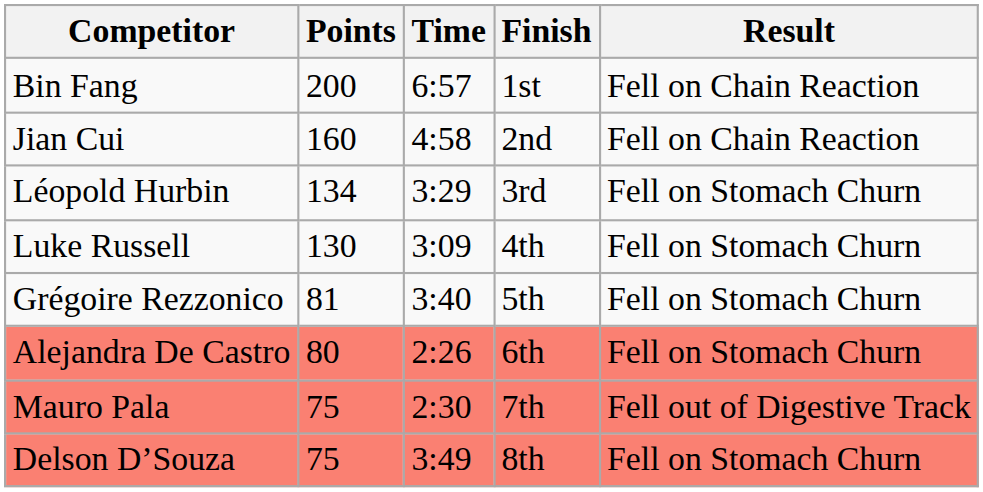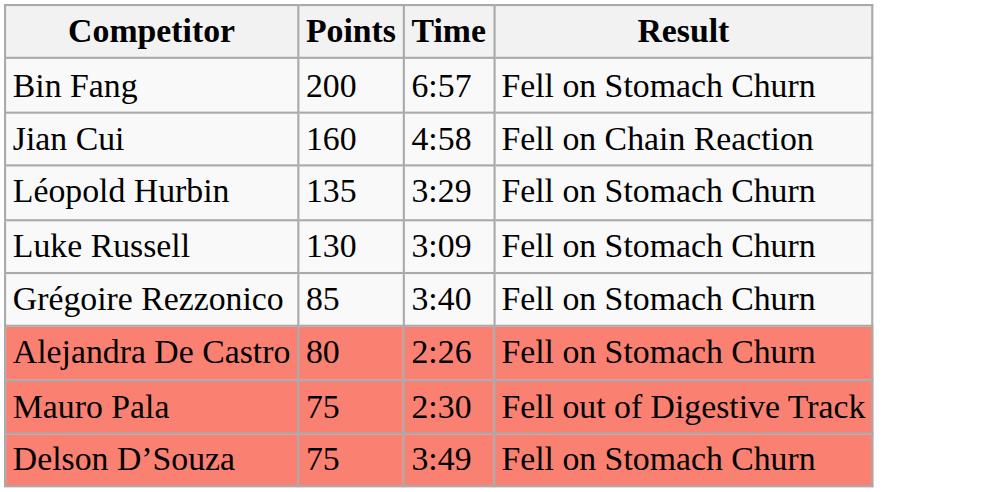- column: (547, 31)
(763, 84) Fell on Chain Reaction -> (659, 84) Fell on Stomach Churn
(331, 191) 134 -> (331, 191) 135
(323, 298) 81 -> (323, 298) 85
